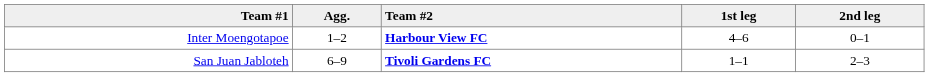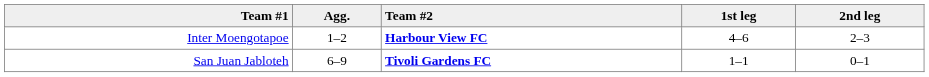(860, 38) 0–1 -> (860, 38) 2–3
(860, 60) 2–3 -> (860, 60) 0–1
